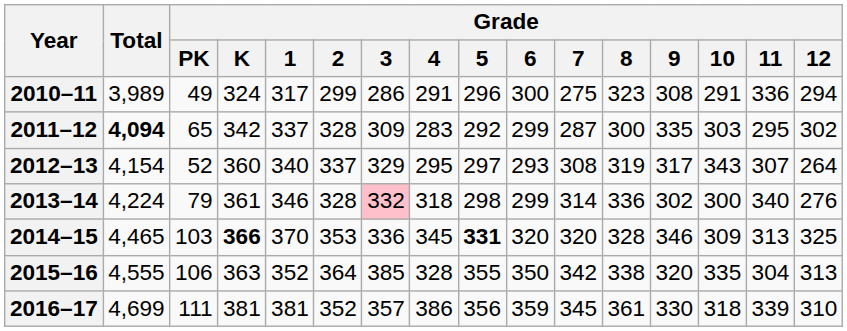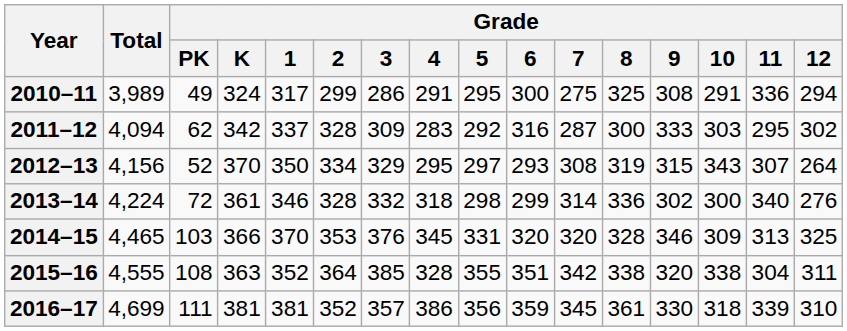(482, 93) 296 -> (482, 93) 295
(626, 93) 323 -> (626, 93) 325
(136, 129) bold -> (136, 129) normal
(200, 129) 65 -> (200, 129) 62
(530, 129) 299 -> (530, 129) 316
(674, 129) 335 -> (674, 129) 333
(136, 165) 4,154 -> (136, 165) 4,156
(242, 165) 360 -> (242, 165) 370
(290, 165) 340 -> (290, 165) 350
(338, 165) 337 -> (338, 165) 334
(674, 165) 317 -> (674, 165) 315
(200, 201) 79 -> (200, 201) 72
(386, 201) pink background -> (386, 201) no background
(242, 237) bold -> (242, 237) normal
(386, 237) 336 -> (386, 237) 376
(482, 237) bold -> (482, 237) normal
(194, 272) 106 -> (194, 272) 108
(530, 272) 350 -> (530, 272) 351
(722, 272) 335 -> (722, 272) 338
(818, 272) 313 -> (819, 272) 311
